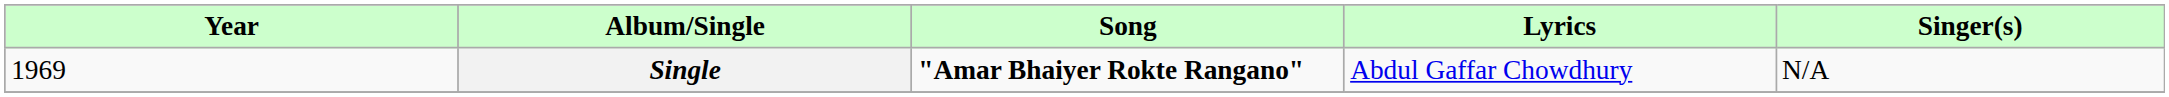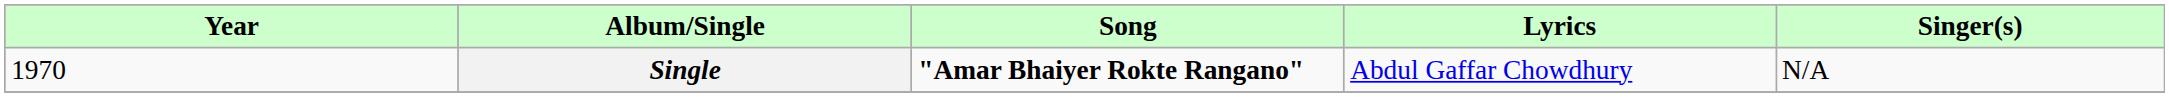(39, 69) 1969 -> (39, 69) 1970
